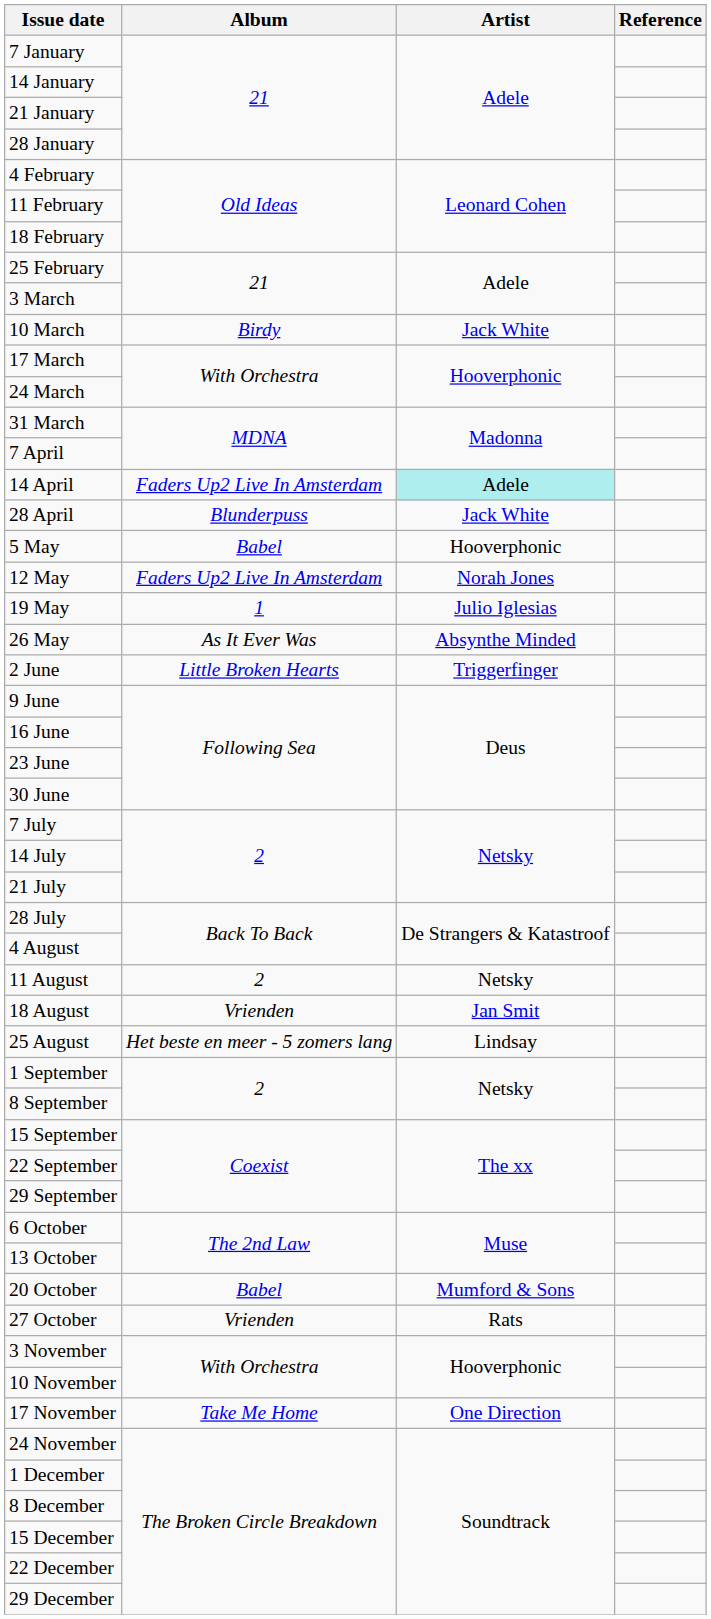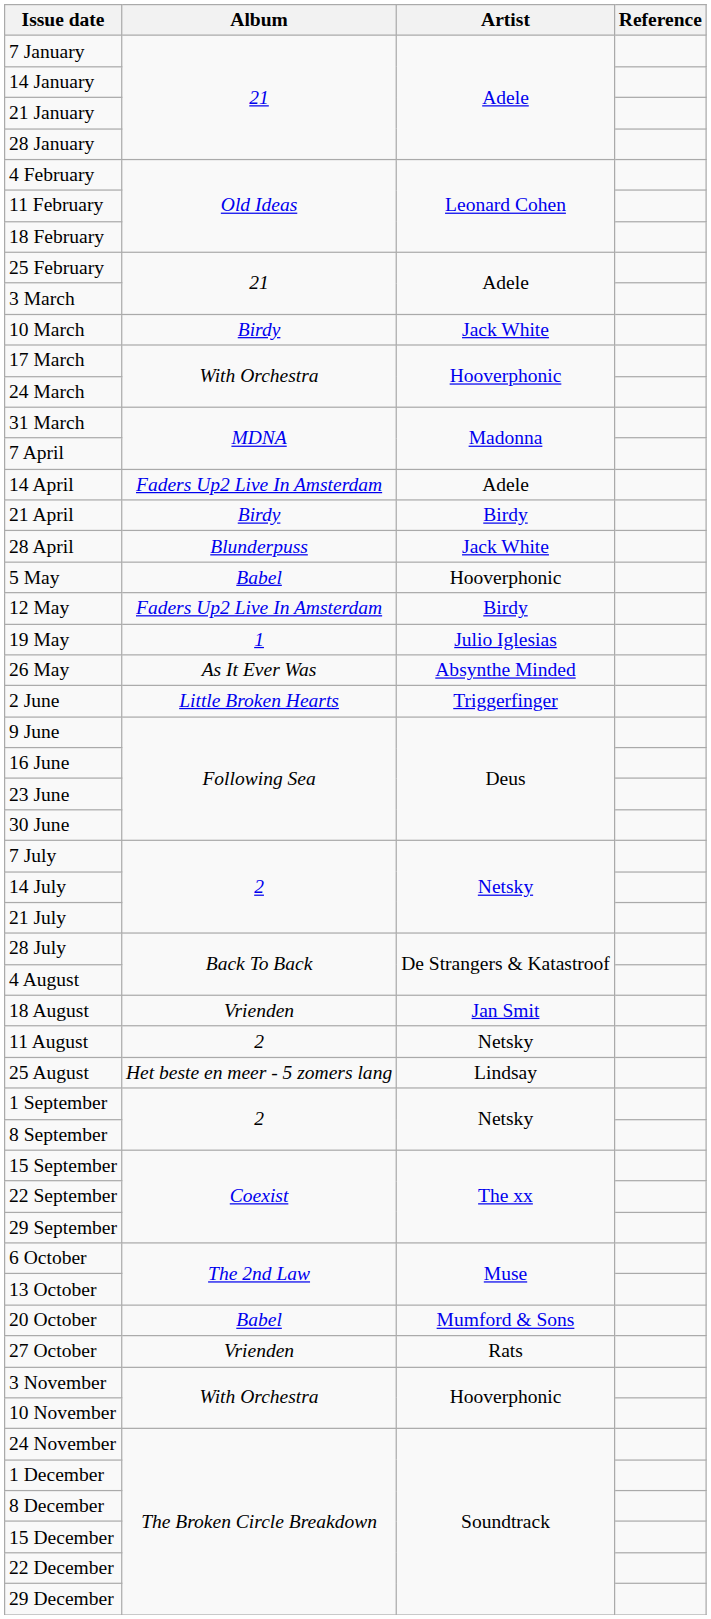(505, 484) paleturquoise background -> (505, 484) no background
+ row: (41, 515)
(505, 577) Norah Jones -> (505, 608) Birdy
rows swapped: (49, 979) <-> (49, 1010)
- row: (63, 1413)
